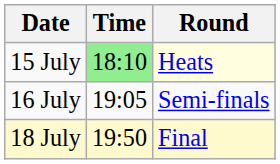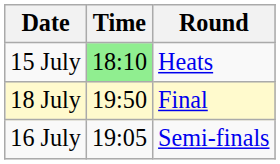(186, 61) lightyellow background -> (186, 61) no background
rows swapped: (46, 100) <-> (46, 138)
